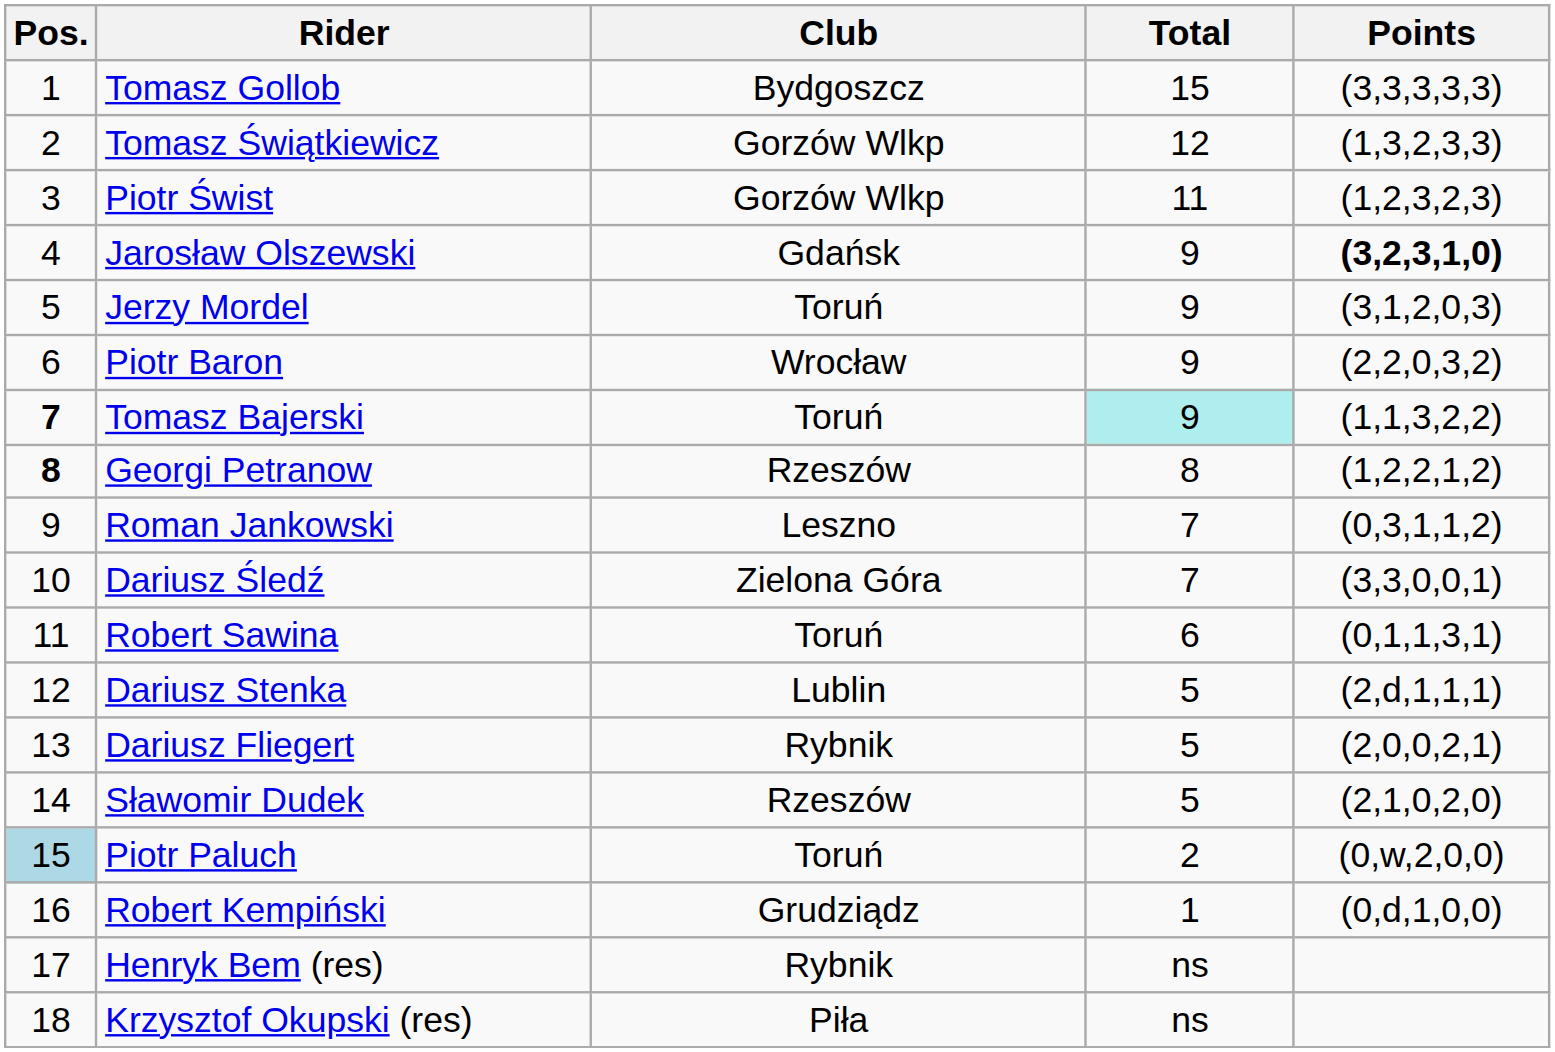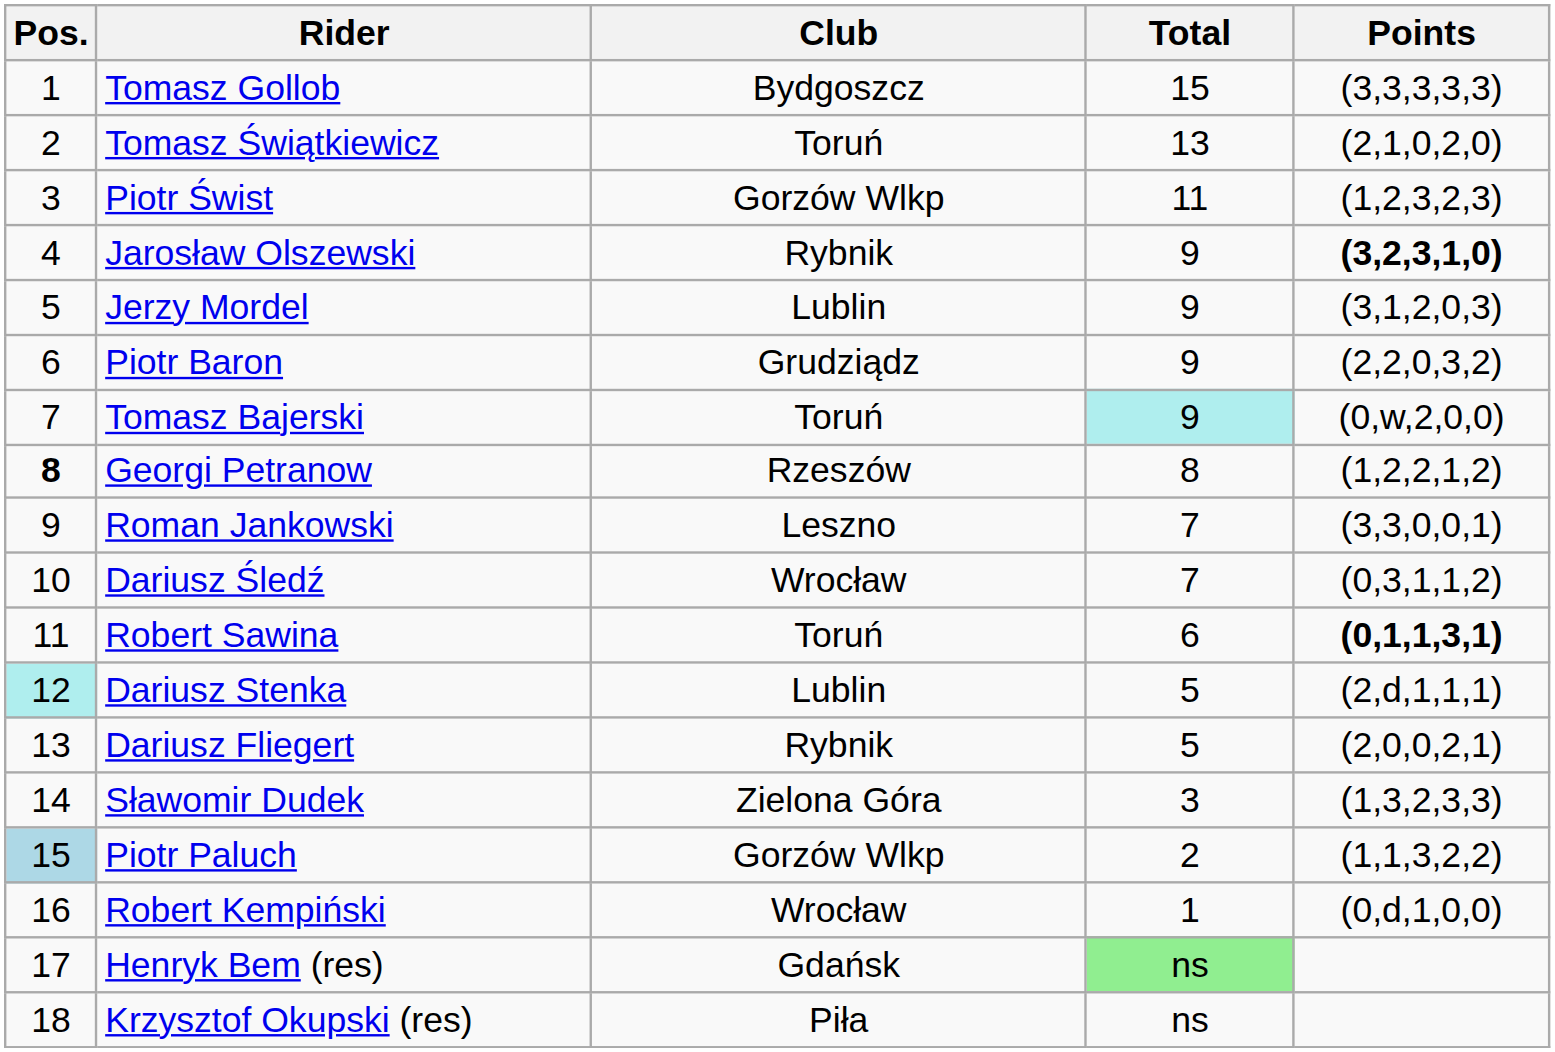(839, 142) Gorzów Wlkp -> (839, 142) Toruń
(1190, 142) 12 -> (1190, 142) 13
(1422, 142) (1,3,2,3,3) -> (1422, 142) (2,1,0,2,0)
(839, 252) Gdańsk -> (839, 252) Rybnik
(839, 307) Toruń -> (839, 307) Lublin
(839, 361) Wrocław -> (839, 361) Grudziądz
(51, 416) bold -> (51, 416) normal
(1422, 416) (1,1,3,2,2) -> (1422, 416) (0,w,2,0,0)
(1422, 526) (0,3,1,1,2) -> (1422, 526) (3,3,0,0,1)
(839, 581) Zielona Góra -> (839, 581) Wrocław
(1422, 581) (3,3,0,0,1) -> (1422, 581) (0,3,1,1,2)
(1422, 636) normal -> (1422, 636) bold
(51, 690) no background -> (51, 690) paleturquoise background
(839, 800) Rzeszów -> (839, 800) Zielona Góra
(1190, 800) 5 -> (1190, 800) 3
(1422, 800) (2,1,0,2,0) -> (1422, 800) (1,3,2,3,3)
(839, 855) Toruń -> (839, 855) Gorzów Wlkp
(1422, 855) (0,w,2,0,0) -> (1422, 855) (1,1,3,2,2)
(839, 910) Grudziądz -> (839, 910) Wrocław
(839, 964) Rybnik -> (839, 964) Gdańsk
(1190, 964) no background -> (1190, 964) lightgreen background
